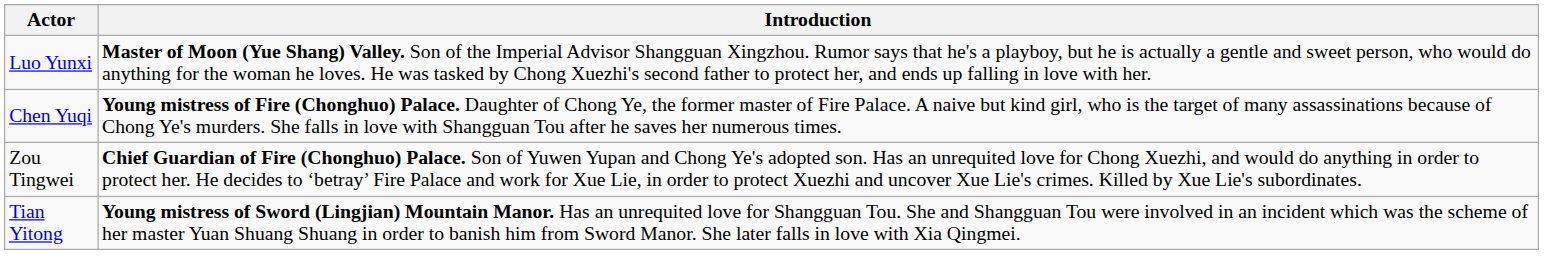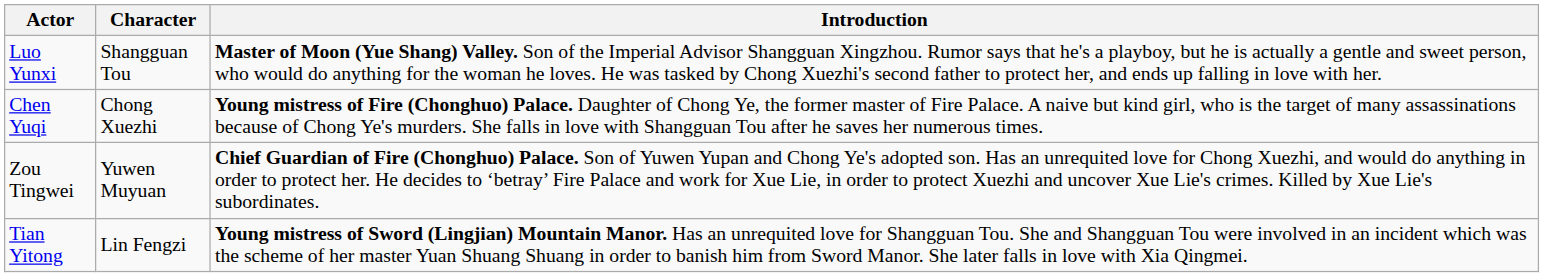+ column: (153, 20)
